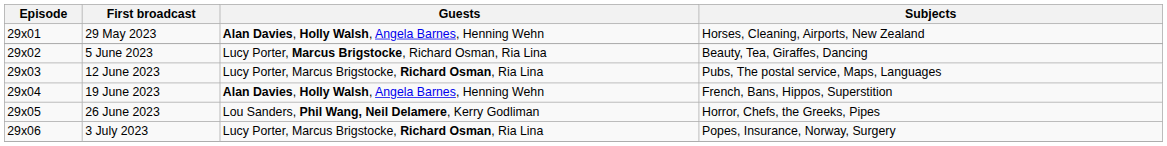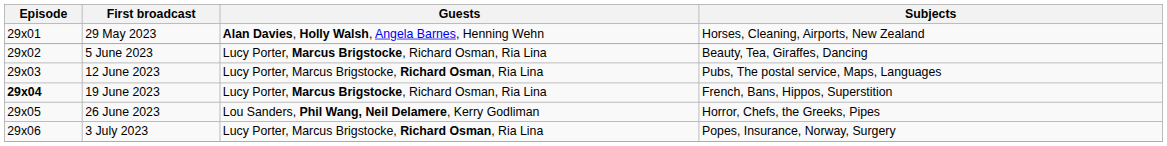(24, 92) normal -> (24, 92) bold
(383, 92) Alan Davies, Holly Walsh, Angela Barnes, Henning Wehn -> (385, 92) Lucy Porter, Marcus Brigstocke, Richard Osman, Ria Lina
